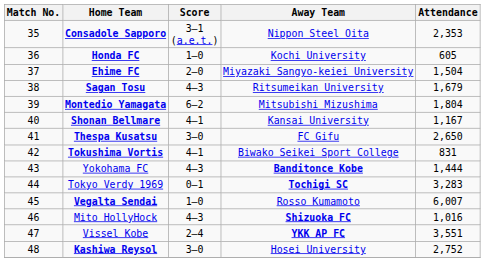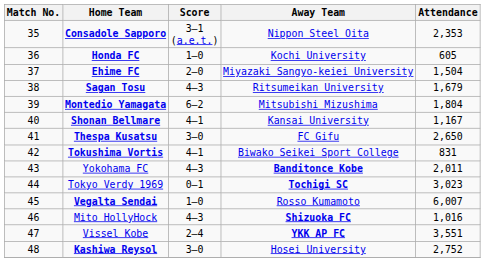(448, 169) 1,444 -> (448, 169) 2,011
(448, 185) 3,283 -> (448, 185) 3,023
